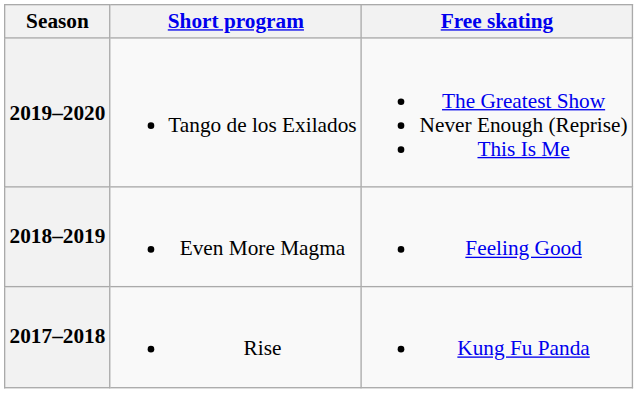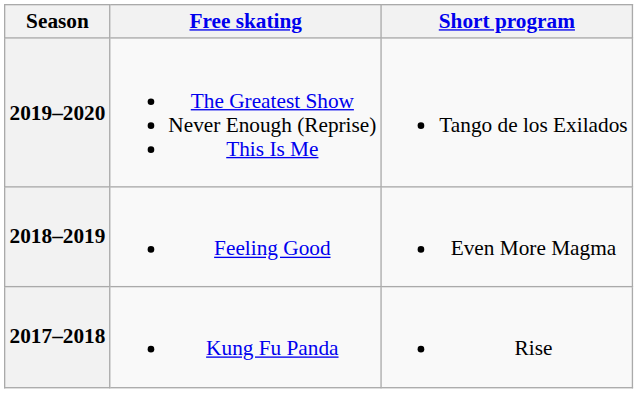columns swapped: (236, 21) <-> (497, 21)
